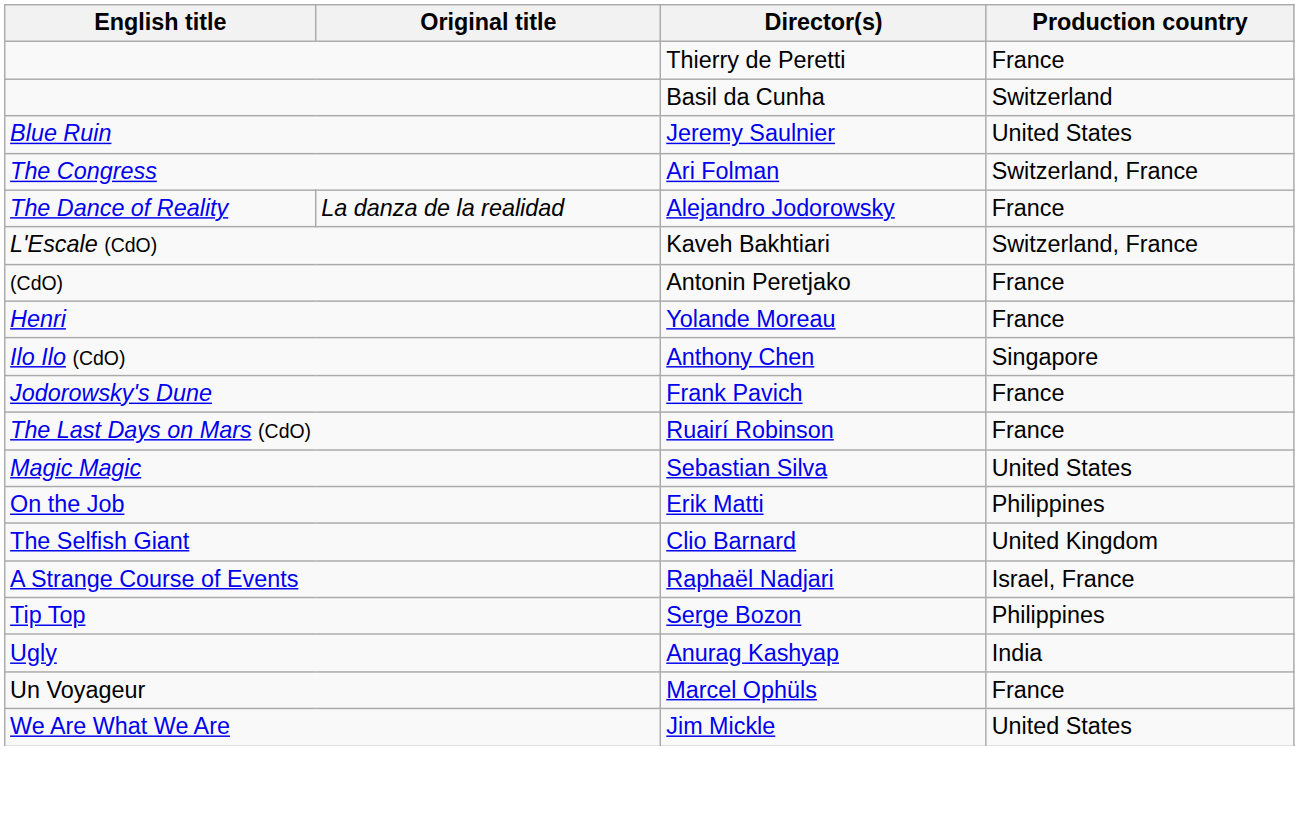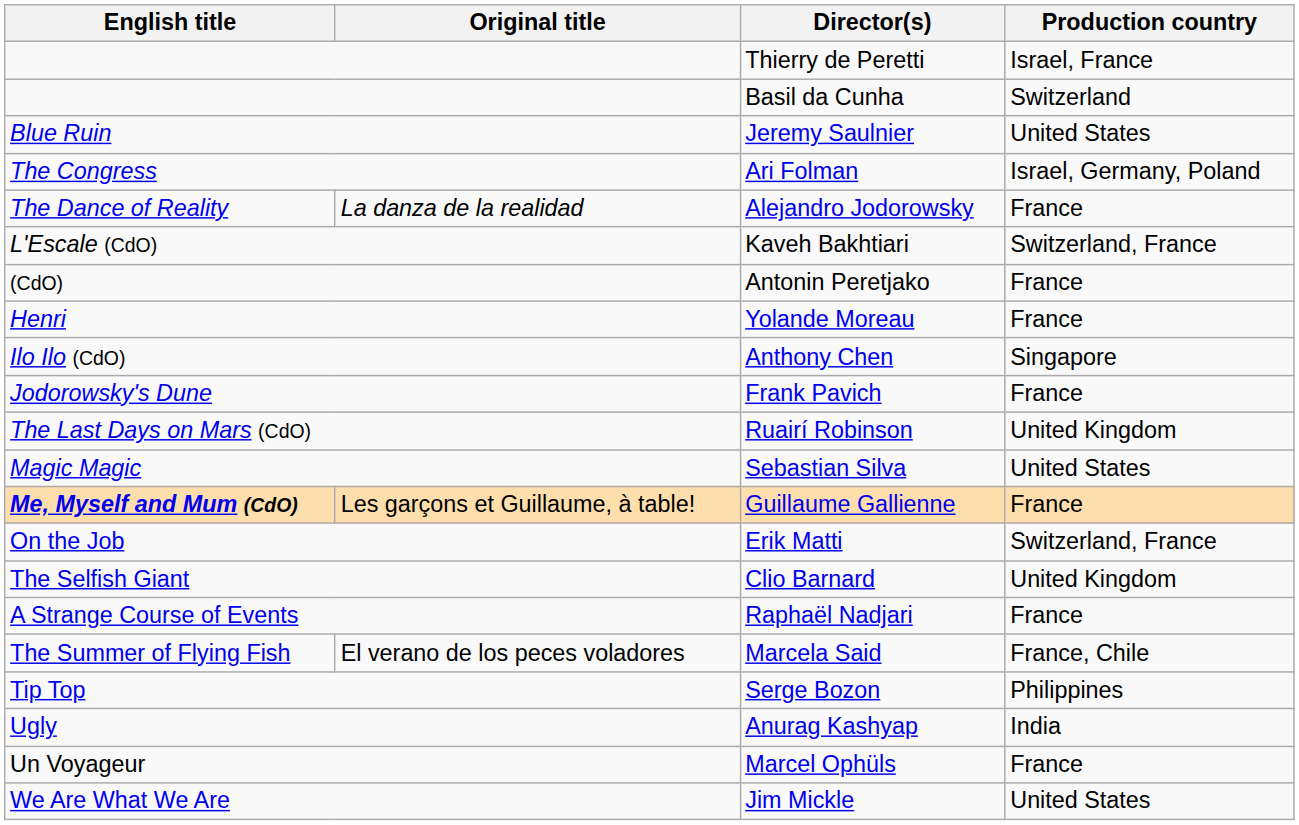(1028, 60) France -> (1082, 60) Israel, France
(1095, 171) Switzerland, France -> (1135, 171) Israel, Germany, Poland
(1028, 430) France -> (1093, 430) United Kingdom
+ row: (850, 504)
(1048, 504) Philippines -> (1113, 541) Switzerland, France
(1063, 578) Israel, France -> (1047, 615) France
+ row: (813, 652)
